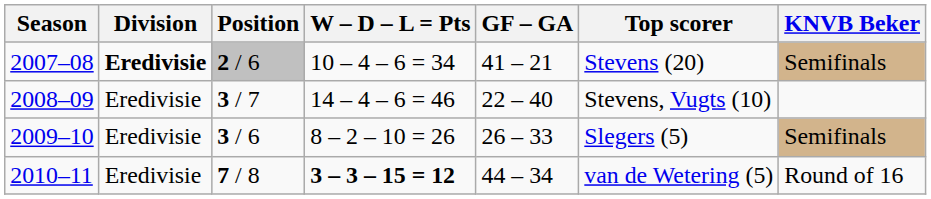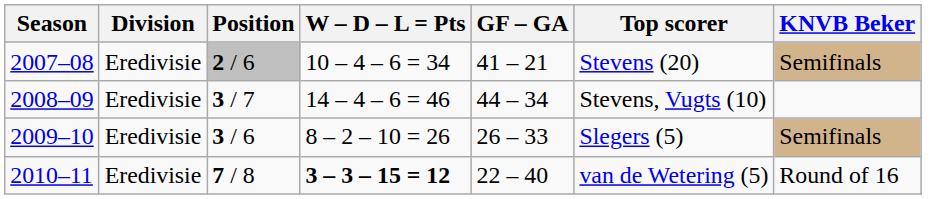(155, 61) bold -> (153, 61) normal
(517, 99) 22 – 40 -> (512, 99) 44 – 34
(517, 174) 44 – 34 -> (512, 174) 22 – 40
